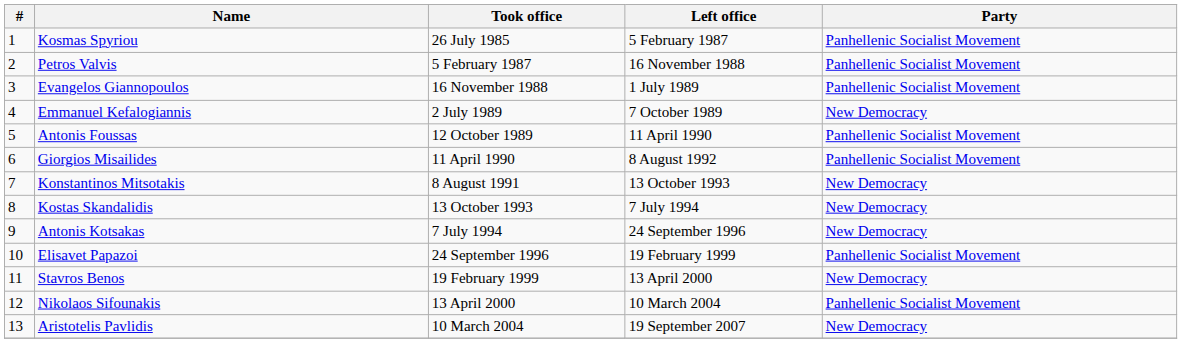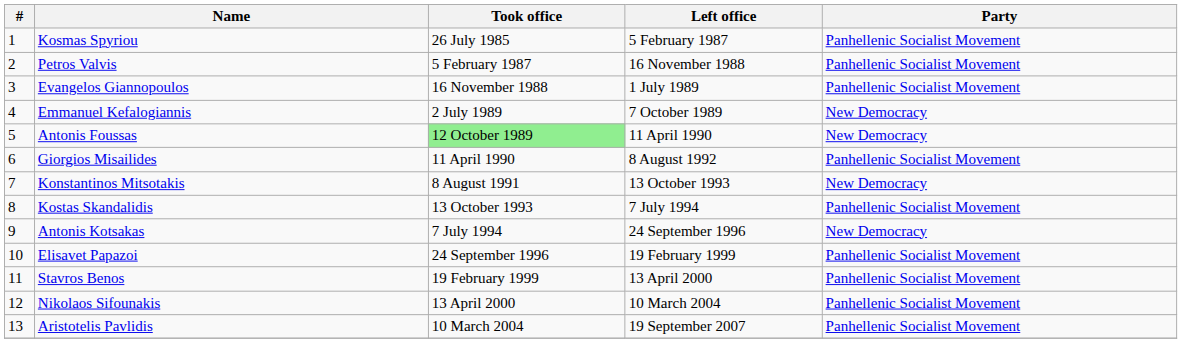(482, 135) no background -> (482, 135) lightgreen background
(923, 135) Panhellenic Socialist Movement -> (876, 135) New Democracy
(876, 207) New Democracy -> (923, 207) Panhellenic Socialist Movement
(876, 278) New Democracy -> (923, 278) Panhellenic Socialist Movement
(876, 326) New Democracy -> (923, 326) Panhellenic Socialist Movement
